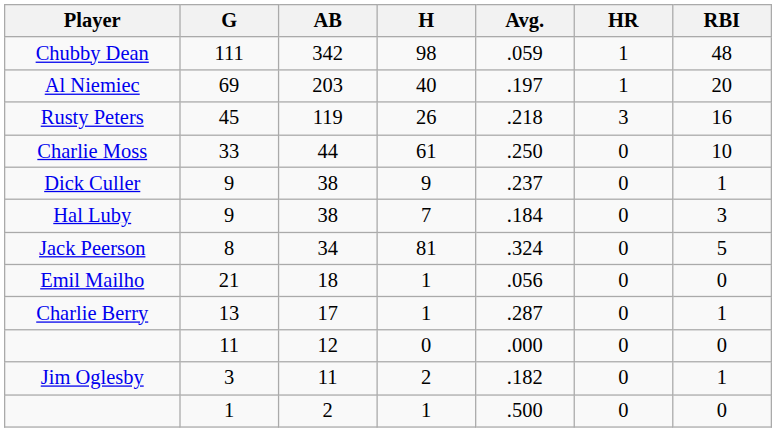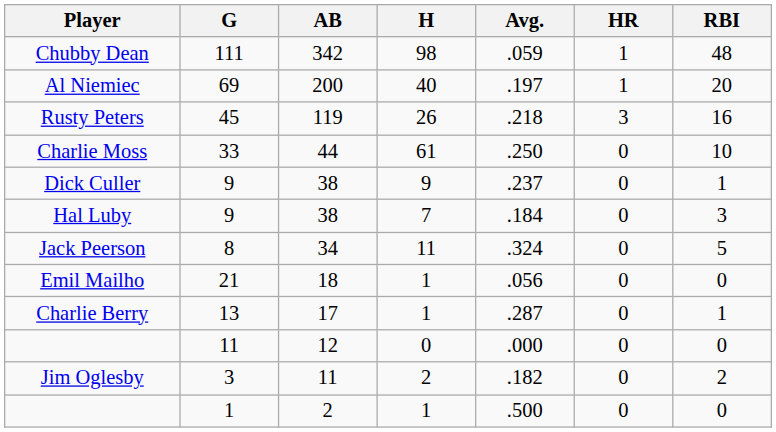(328, 85) 203 -> (328, 85) 200
(426, 248) 81 -> (426, 248) 11
(722, 378) 1 -> (722, 378) 2
